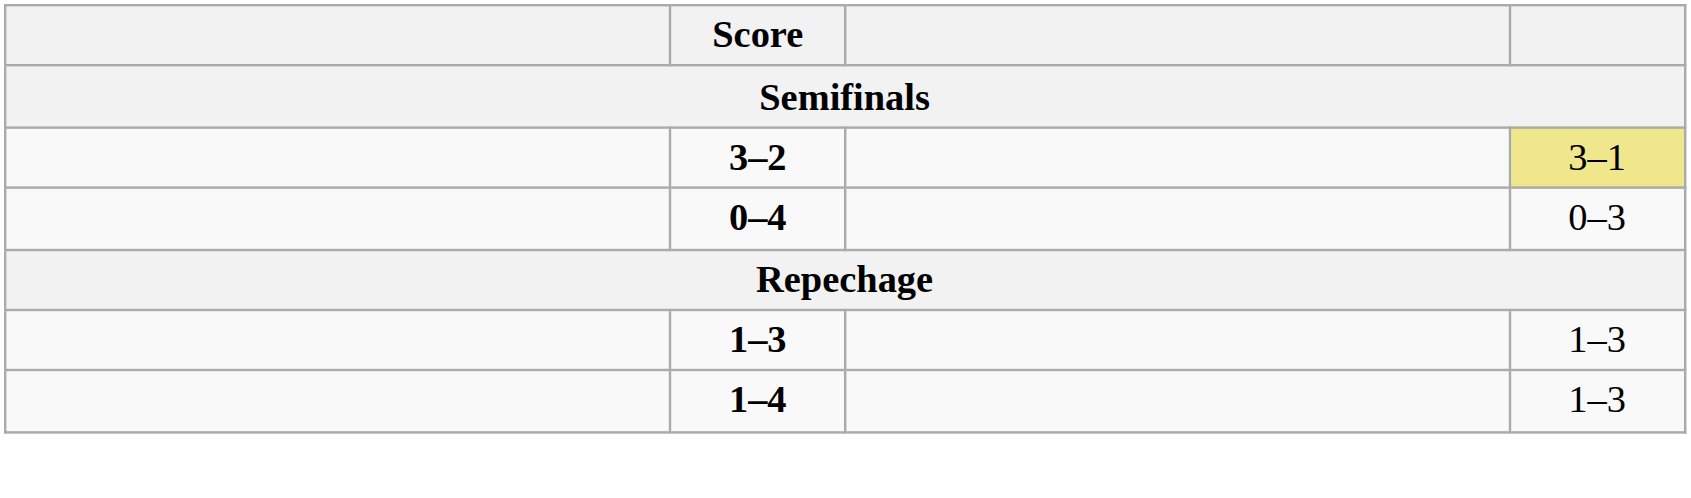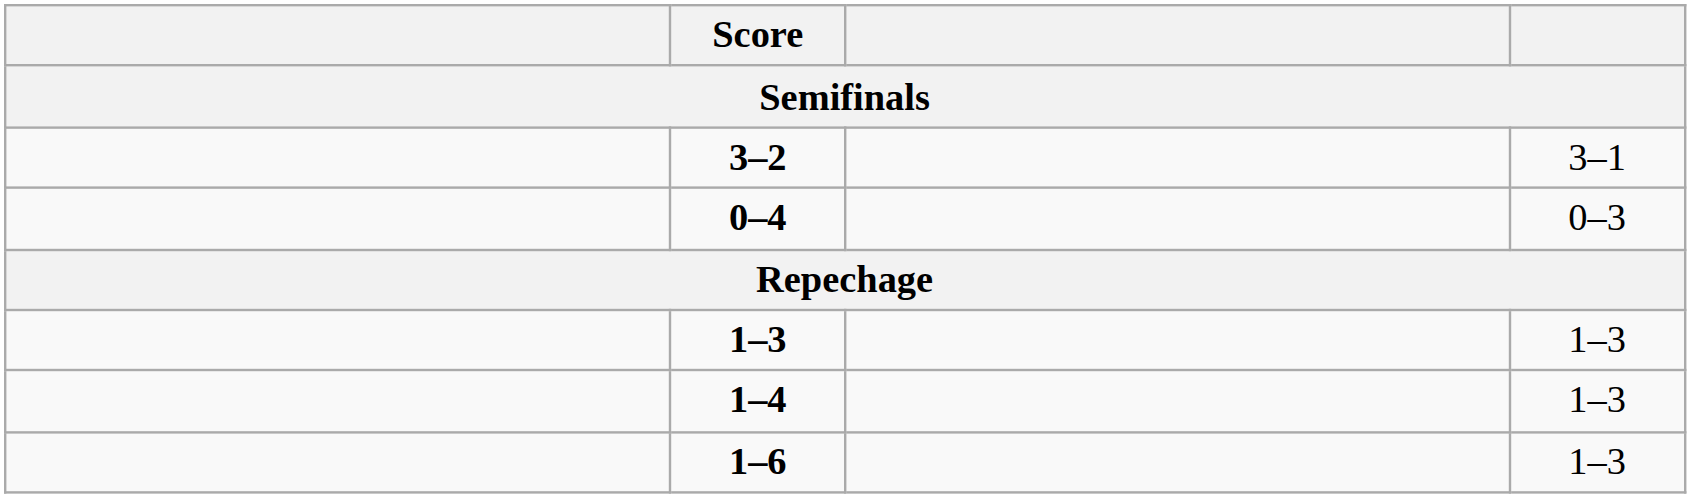(1597, 156) khaki background -> (1597, 156) no background
+ row: (758, 461)
